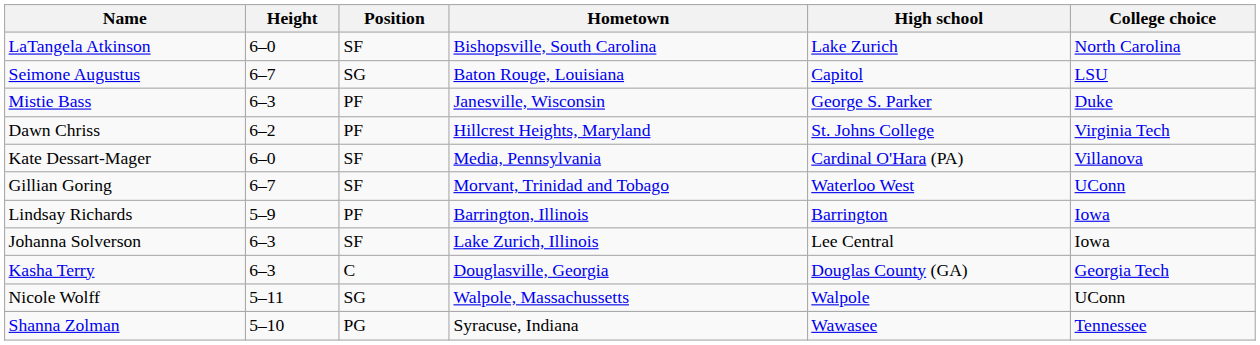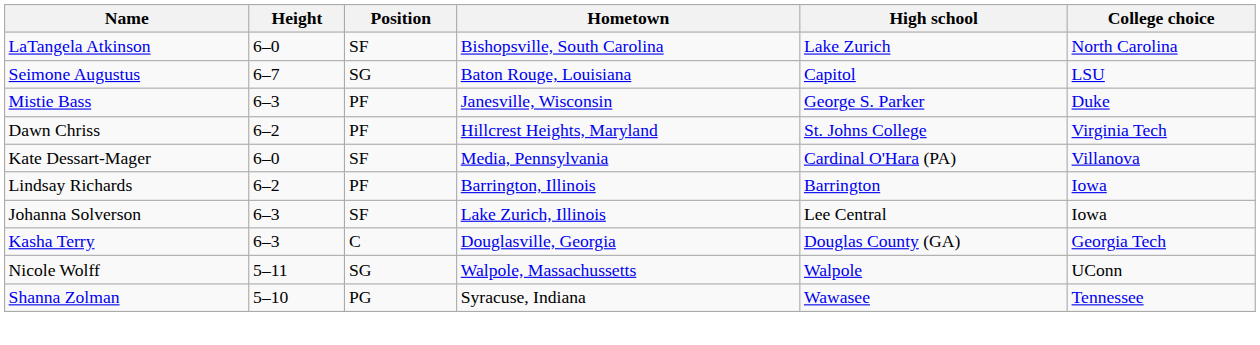- row: (60, 185)
(262, 213) 5–9 -> (266, 185) 6–2
